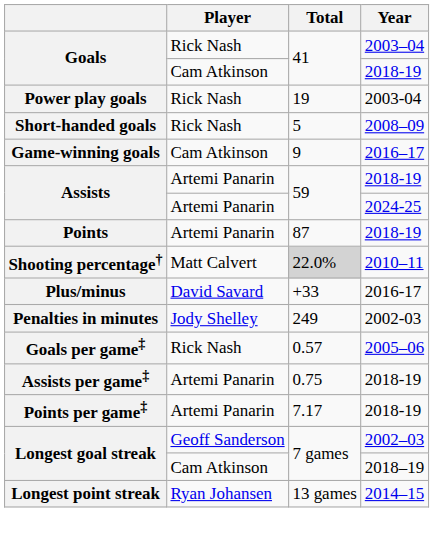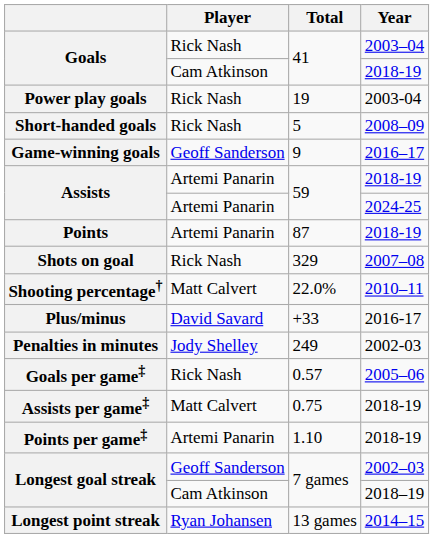(219, 152) Cam Atkinson -> (228, 152) Geoff Sanderson
+ row: (86, 260)
(314, 262) lightgrey background -> (314, 289) no background
(223, 379) Artemi Panarin -> (214, 405) Matt Calvert
(307, 410) 7.17 -> (307, 437) 1.10
